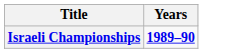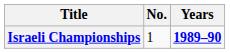+ column: (157, 15)
